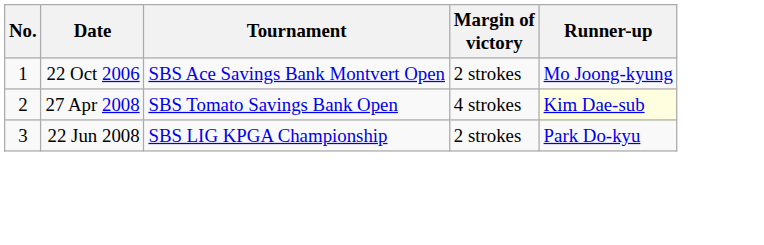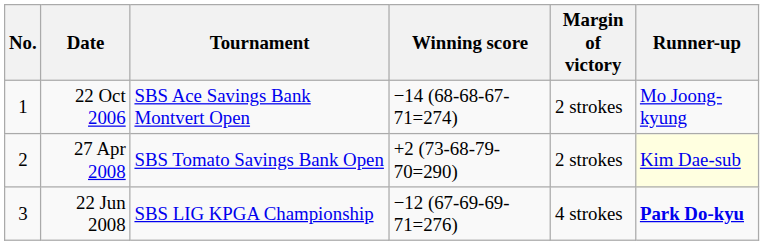+ column: (470, 42)
(488, 104) 4 strokes -> (589, 160) 2 strokes
(488, 135) 2 strokes -> (589, 213) 4 strokes
(592, 135) normal -> (692, 213) bold
